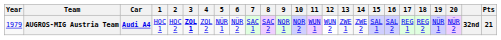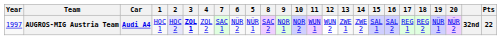columns swapped: (222, 10) <-> (253, 10)
(14, 25) 1979 -> (14, 25) 1997
(175, 25) no background -> (175, 25) lavender background
(489, 25) 21 -> (489, 25) 22
